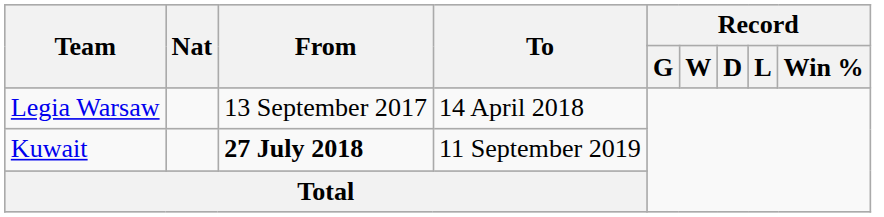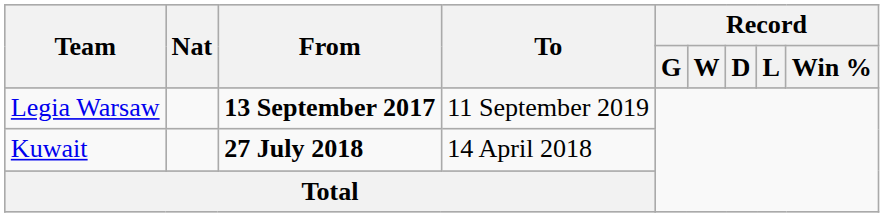(326, 107) normal -> (330, 107) bold
(511, 107) 14 April 2018 -> (548, 107) 11 September 2019
(540, 149) 11 September 2019 -> (520, 149) 14 April 2018
